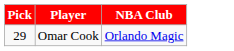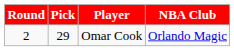+ column: (26, 14)
